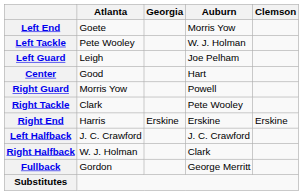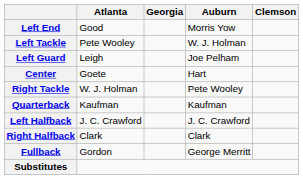(93, 27) Goete -> (91, 27) Good
(91, 74) Good -> (93, 74) Goete
- row: (41, 89)
(91, 105) Clark -> (108, 89) W. J. Holman
- row: (41, 120)
+ row: (41, 105)
(108, 151) W. J. Holman -> (91, 136) Clark
